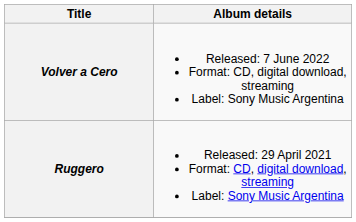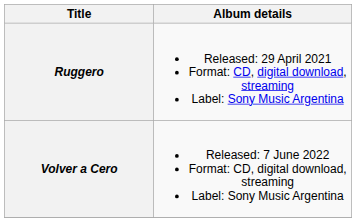rows swapped: (79, 169) <-> (79, 72)
